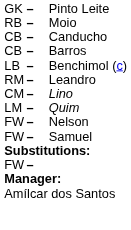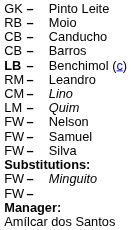(12, 65) normal -> (13, 65) bold
+ row: (63, 151)
+ row: (73, 179)
